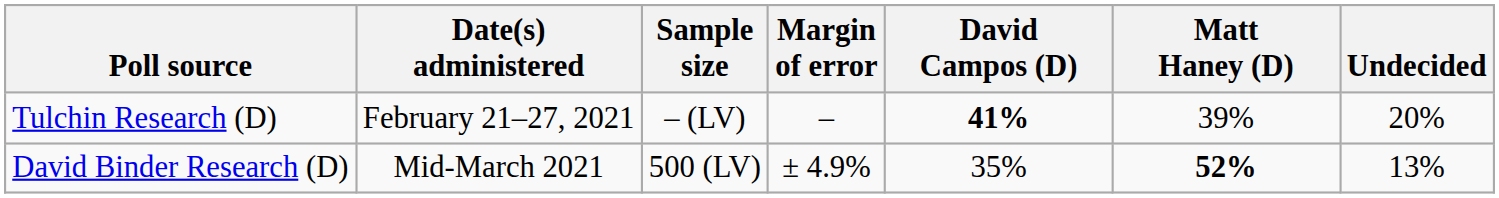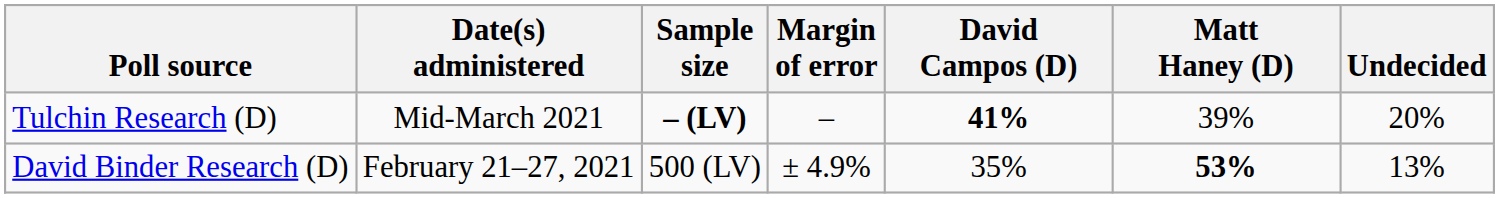(499, 116) February 21–27, 2021 -> (499, 116) Mid-March 2021
(705, 116) normal -> (705, 116) bold
(499, 167) Mid-March 2021 -> (499, 167) February 21–27, 2021
(1226, 167) 52% -> (1226, 167) 53%
